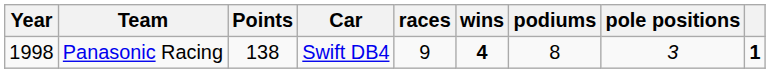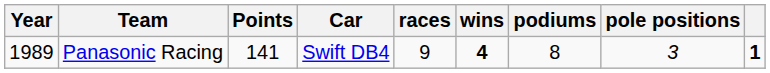(31, 52) 1998 -> (31, 52) 1989
(263, 52) 138 -> (263, 52) 141
